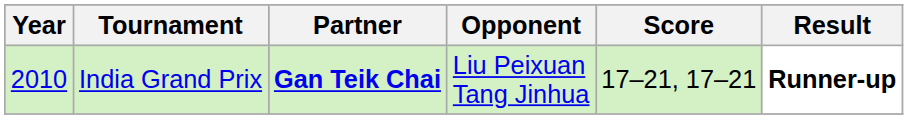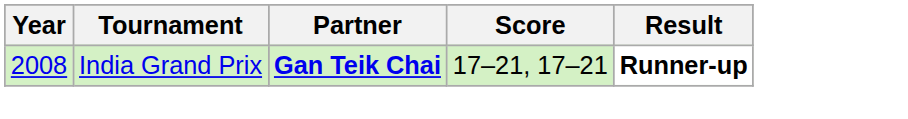- column: (521, 25)
(39, 79) 2010 -> (39, 65) 2008
